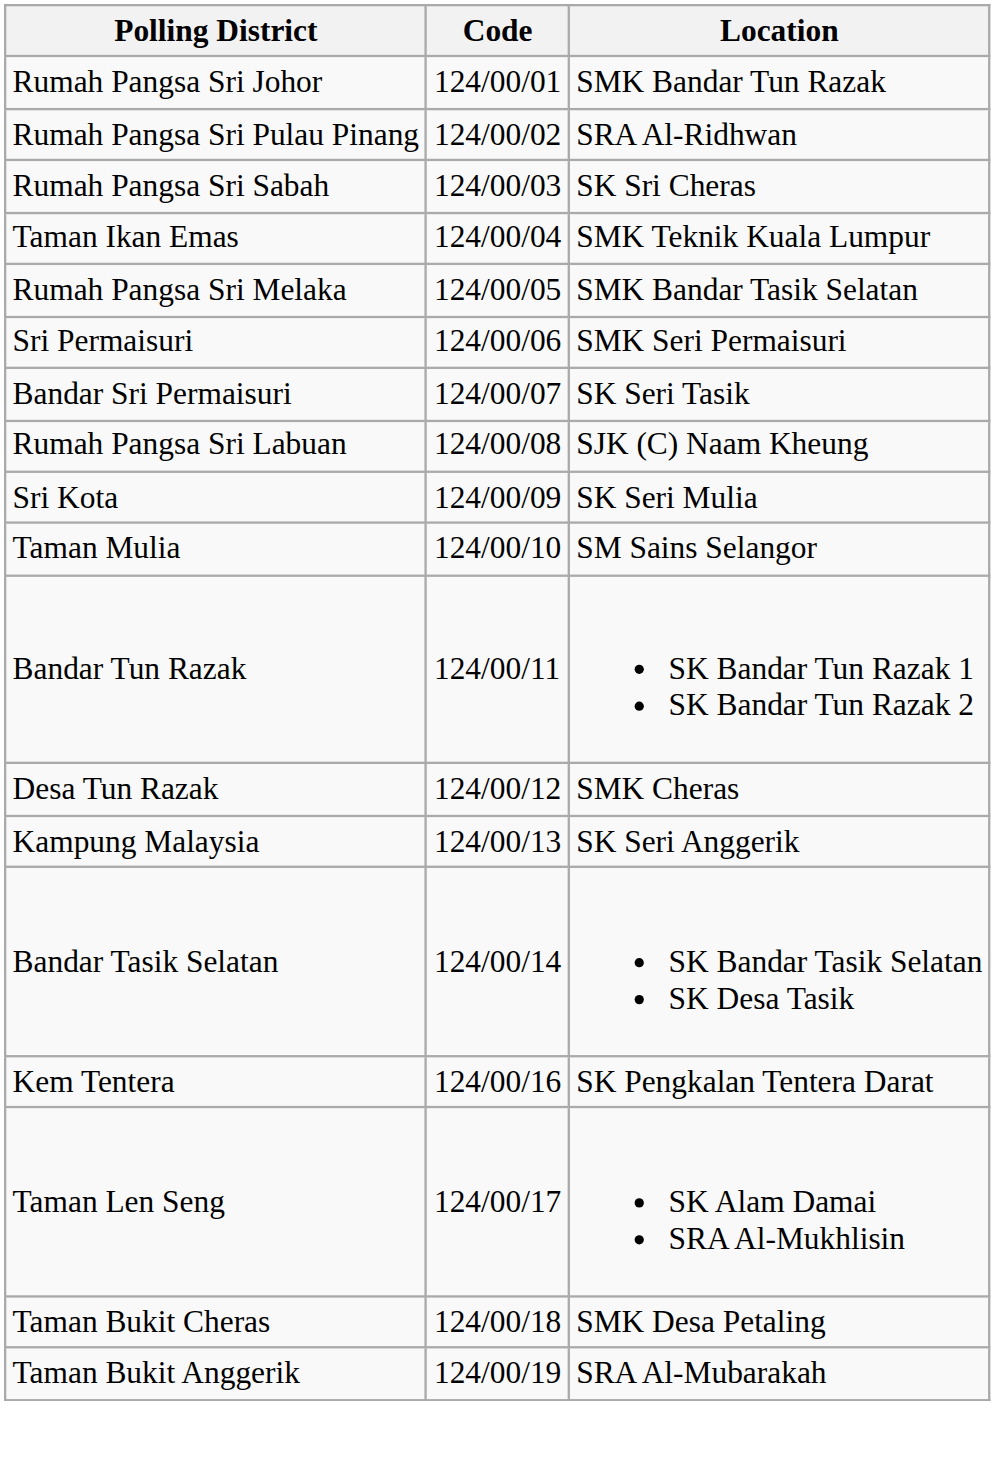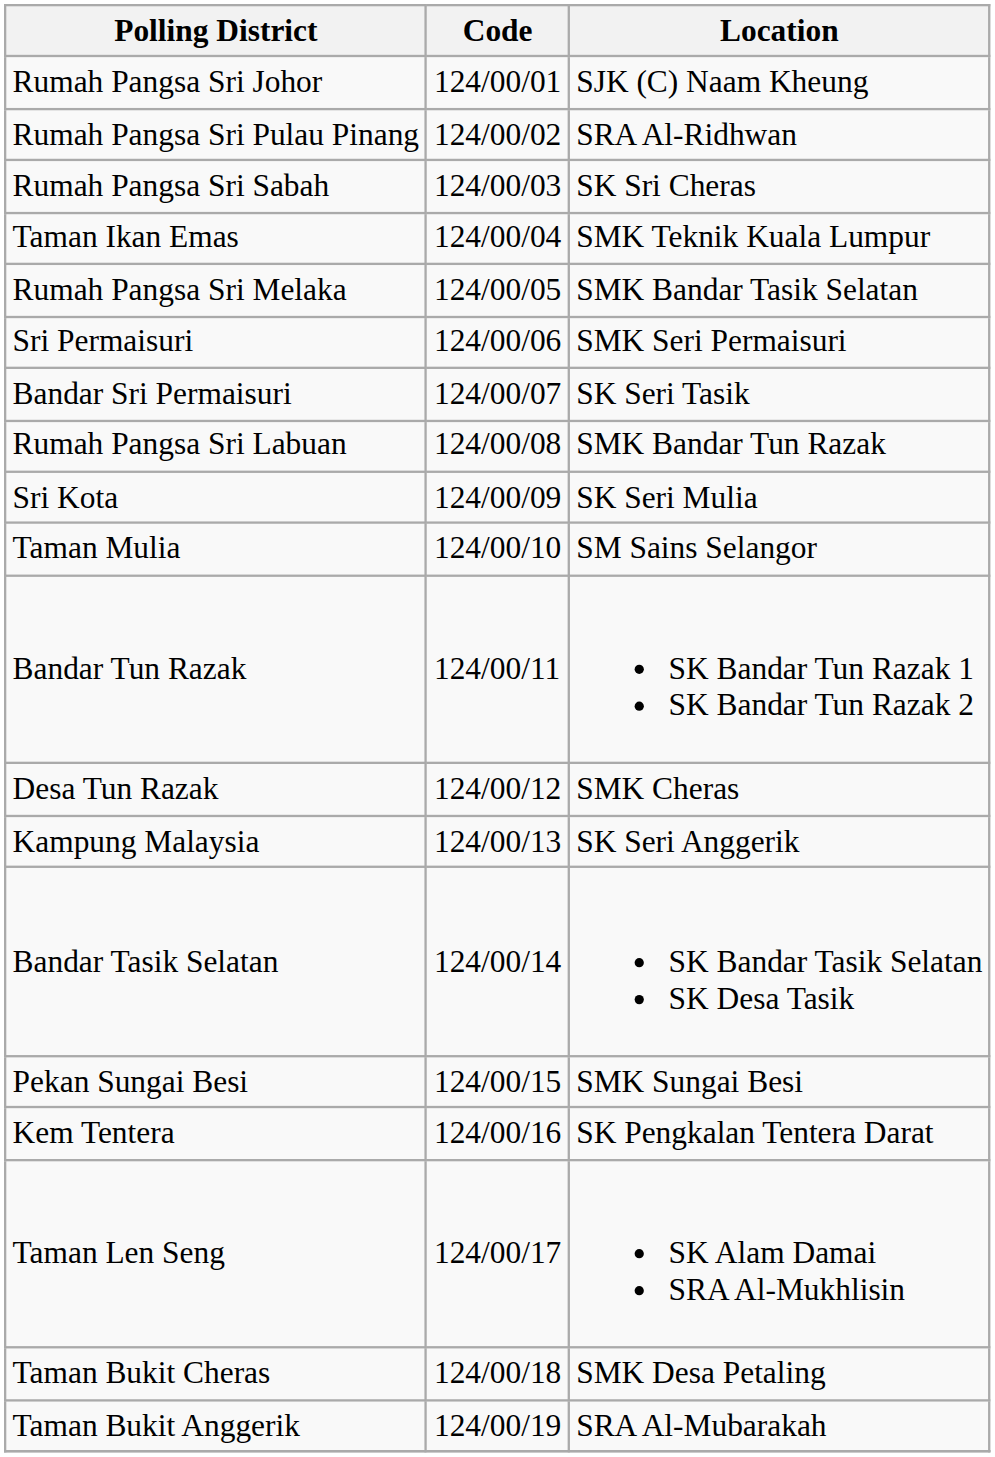(731, 81) SMK Bandar Tun Razak -> (722, 81) SJK (C) Naam Kheung
(722, 444) SJK (C) Naam Kheung -> (731, 444) SMK Bandar Tun Razak
+ row: (130, 1080)
